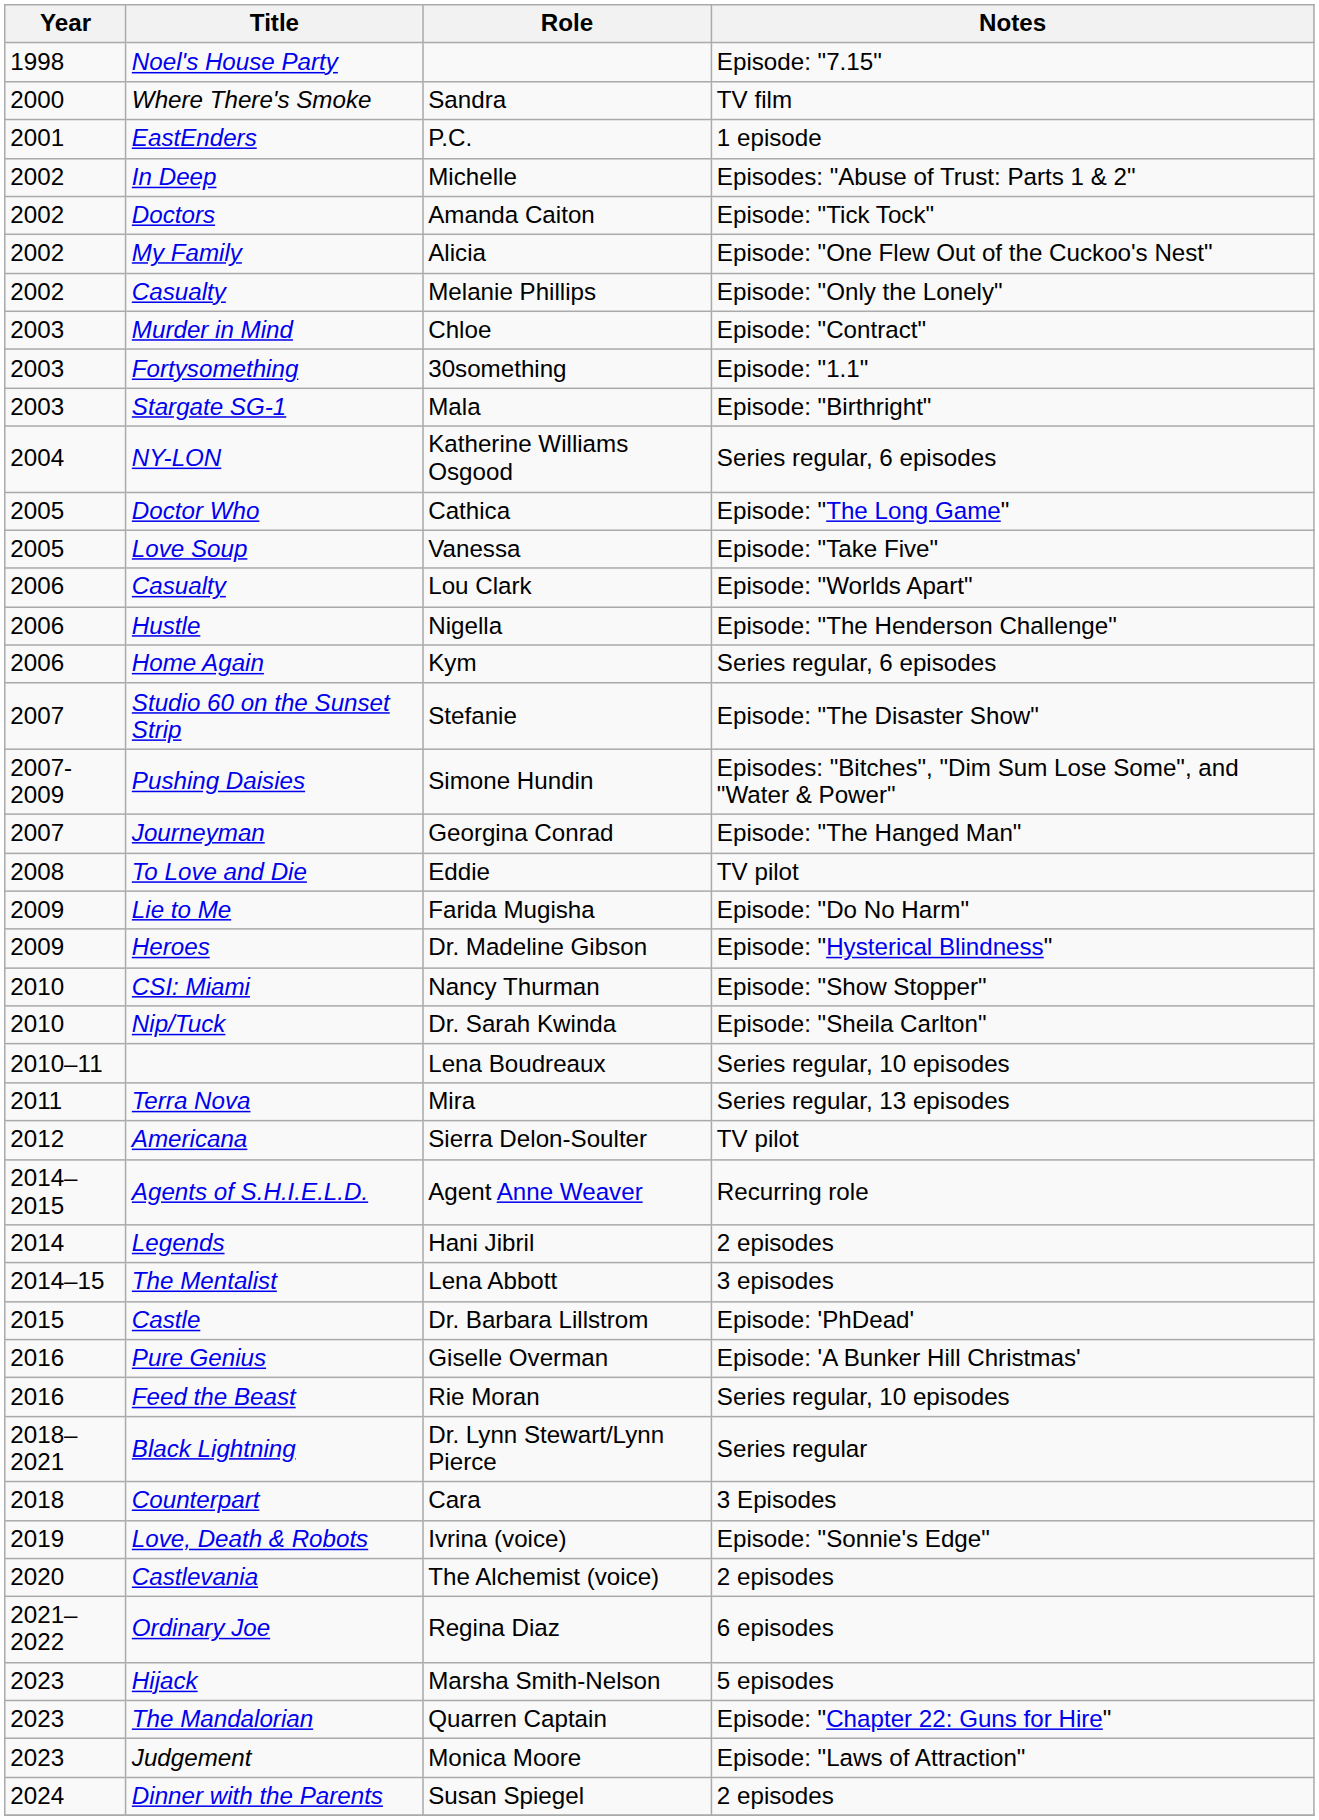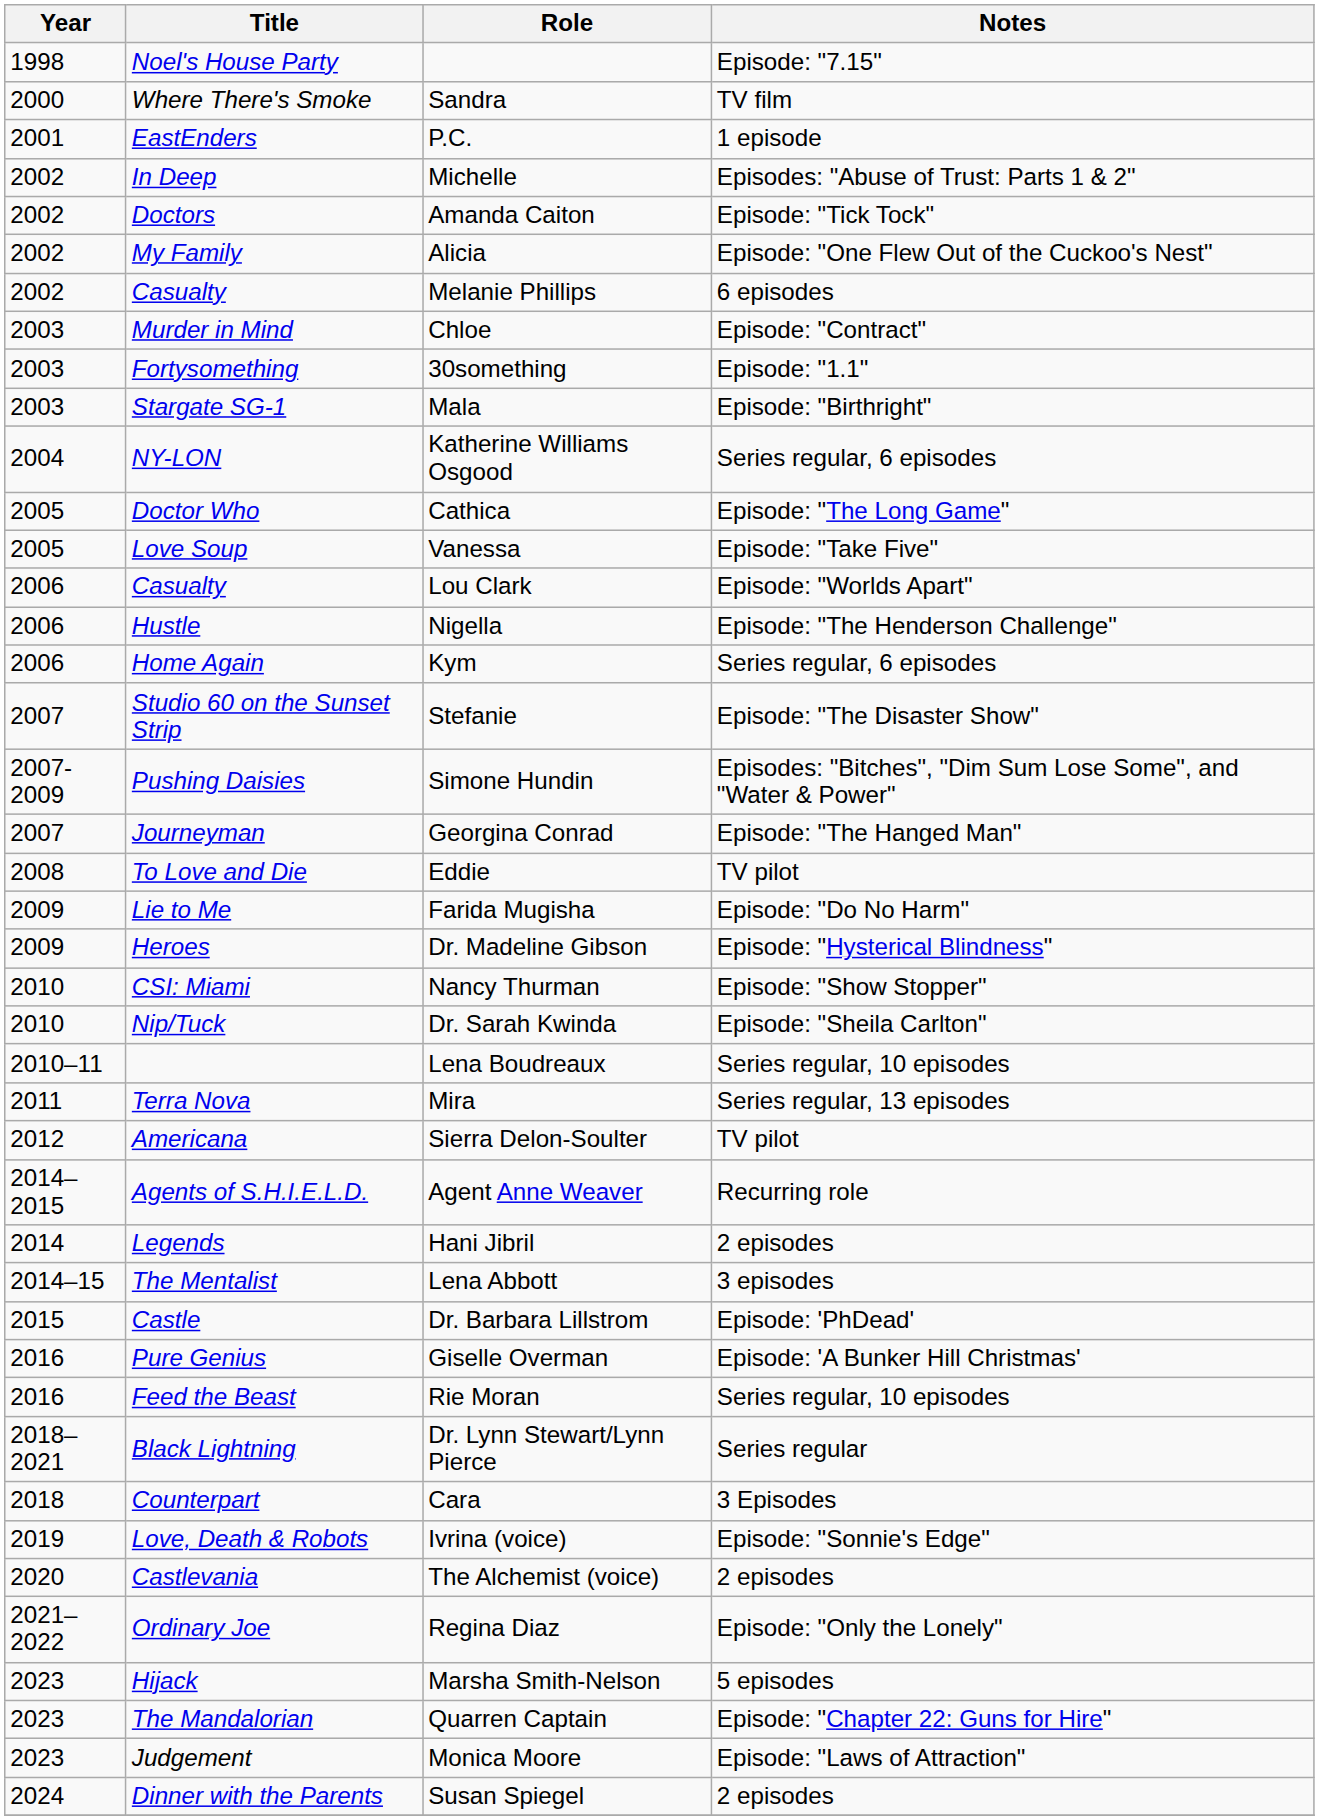(860, 291) Episode: "Only the Lonely" -> (775, 291) 6 episodes
(775, 1629) 6 episodes -> (860, 1629) Episode: "Only the Lonely"
